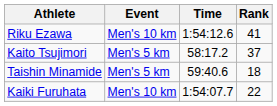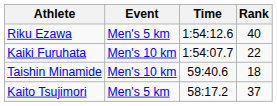(142, 34) Men's 10 km -> (139, 34) Men's 5 km
(254, 34) 41 -> (254, 34) 40
rows swapped: (47, 92) <-> (47, 53)
(139, 72) Men's 5 km -> (142, 72) Men's 10 km
